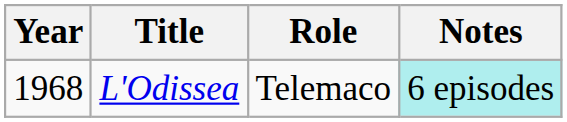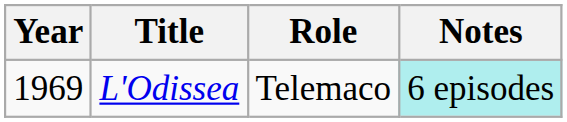(48, 87) 1968 -> (48, 87) 1969
